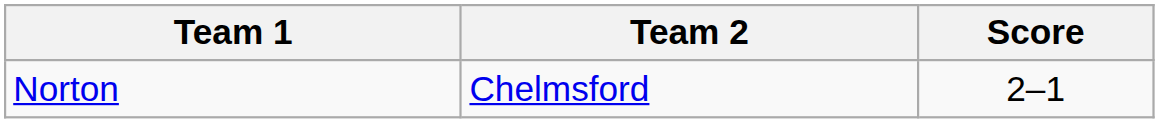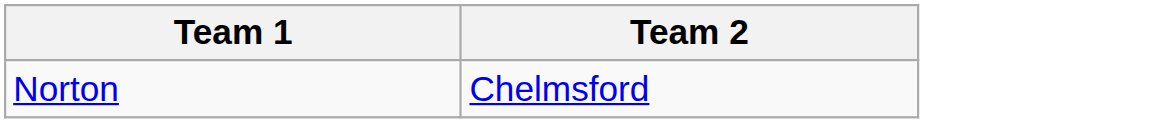- column: (1036, 32)
